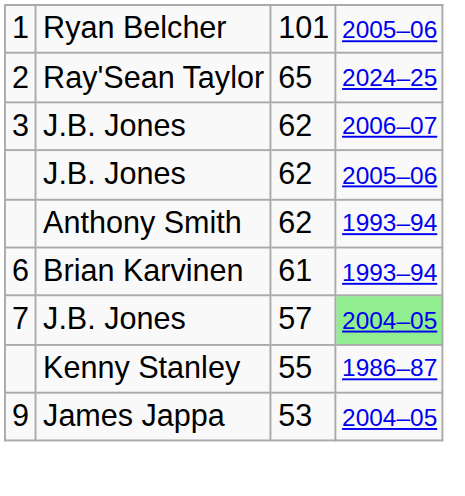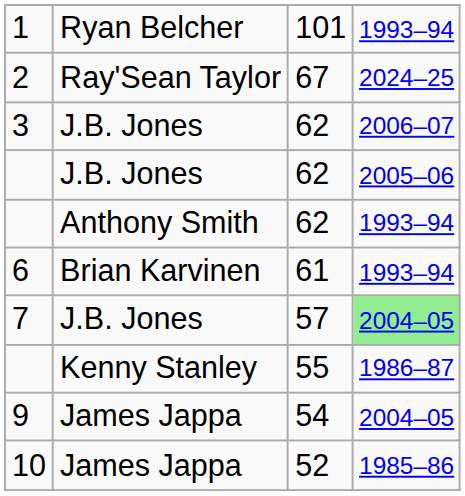(390, 29) 2005–06 -> (407, 29) 1993–94
(295, 77) 65 -> (312, 77) 67
(295, 416) 53 -> (312, 416) 54
+ row: (29, 464)
